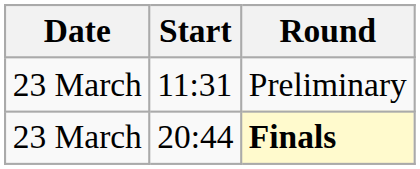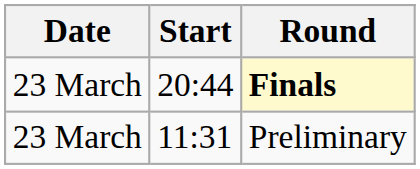rows swapped: (328, 84) <-> (293, 137)
